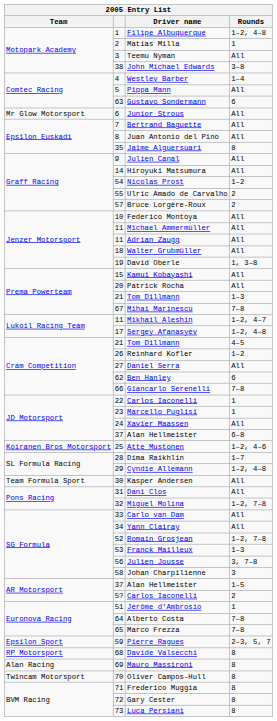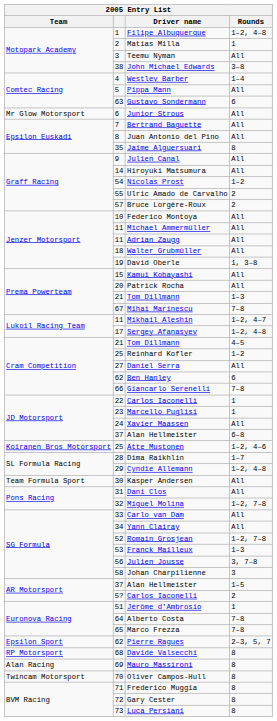(119, 355) 26 -> (119, 355) 25
(119, 642) 59 -> (119, 642) 62
